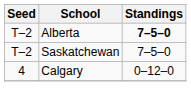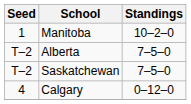+ row: (66, 33)
(154, 33) bold -> (154, 52) normal
